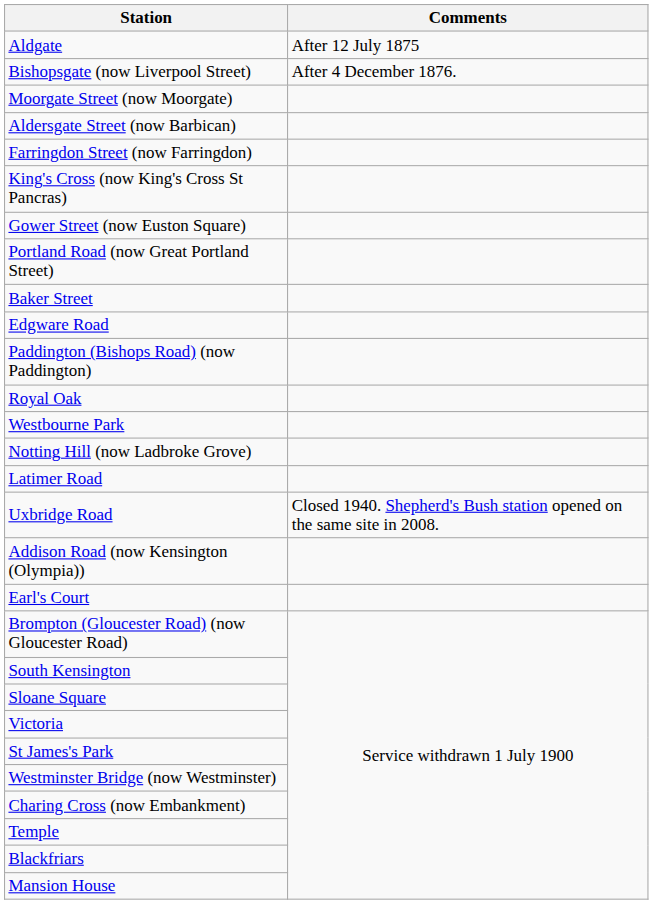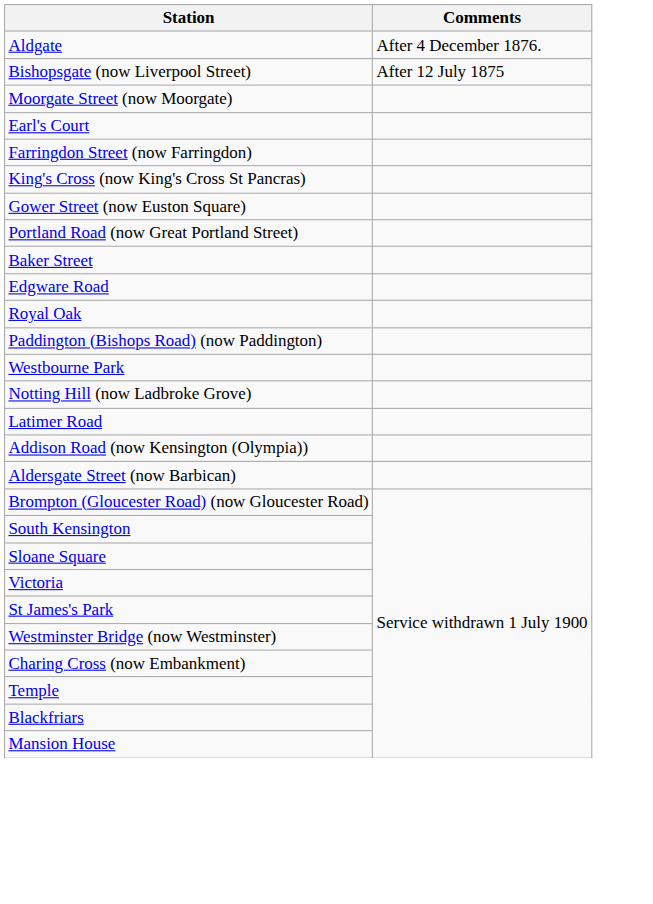(356, 44) After 12 July 1875 -> (459, 44) After 4 December 1876.
(374, 71) After 4 December 1876. -> (440, 71) After 12 July 1875
rows swapped: (122, 125) <-> (49, 597)
rows swapped: (122, 361) <-> (45, 397)
- row: (60, 515)
